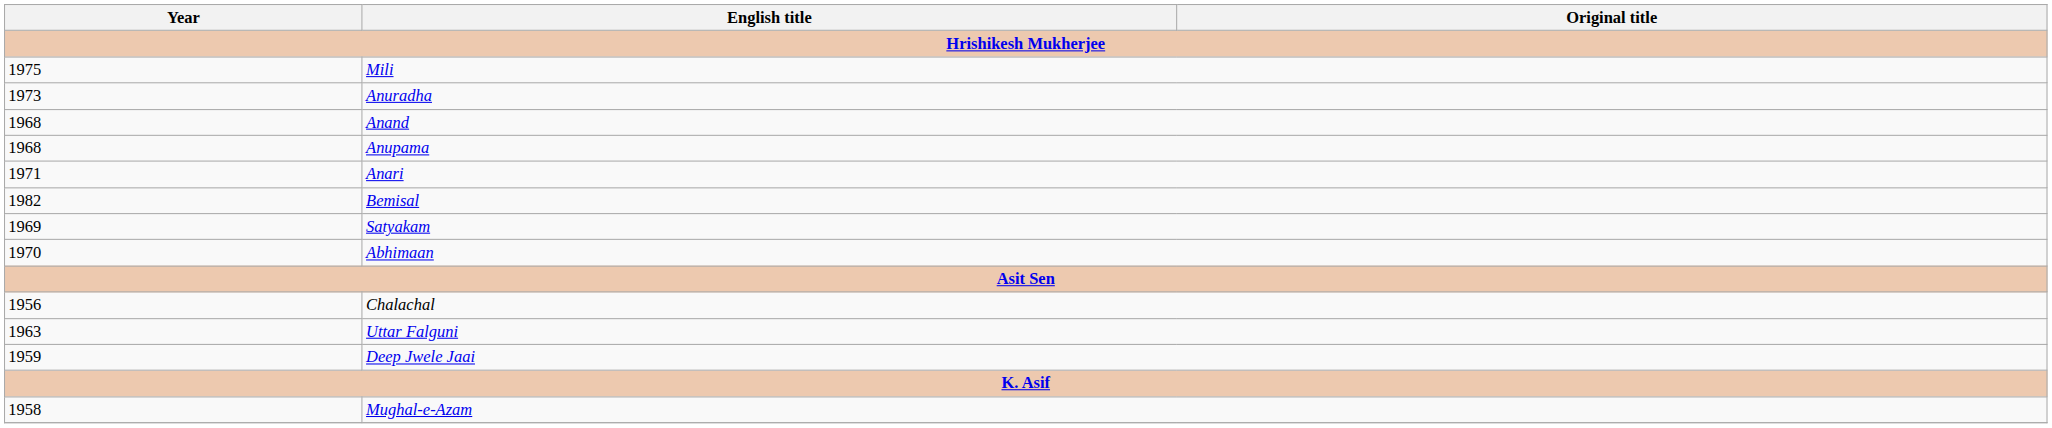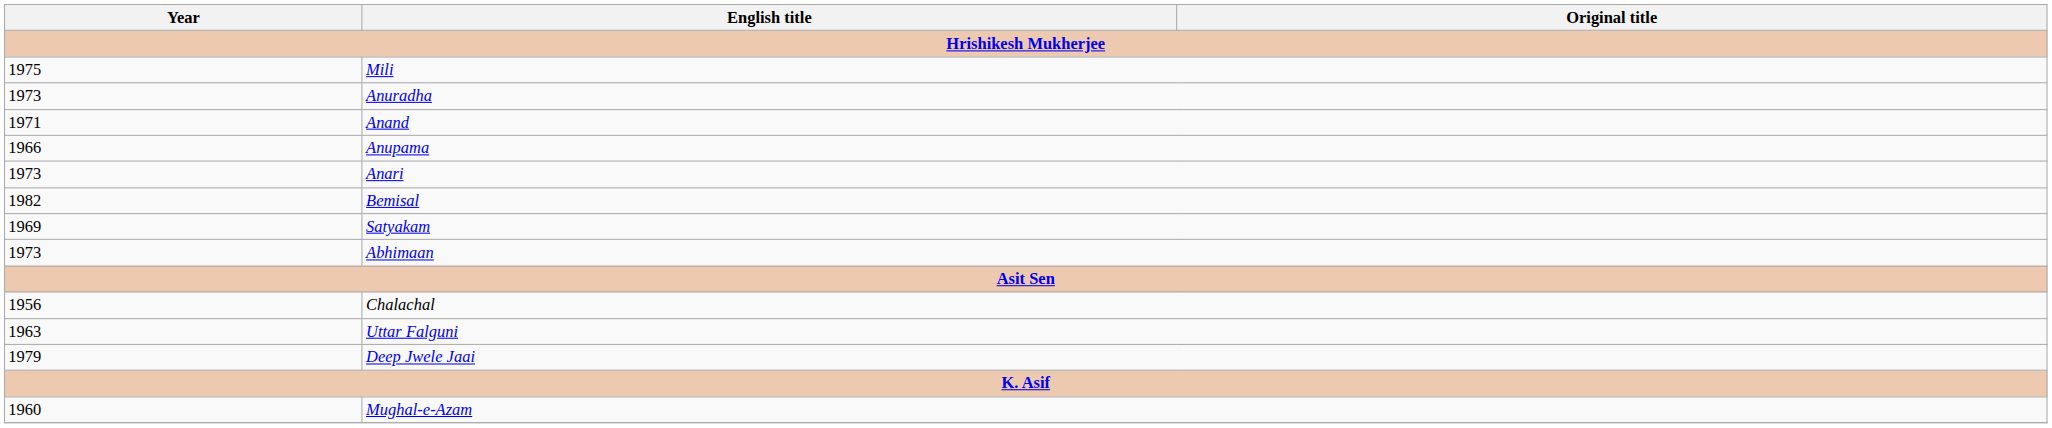(25, 122) 1968 -> (25, 122) 1971
(25, 148) 1968 -> (25, 148) 1966
(25, 174) 1971 -> (25, 174) 1973
(25, 252) 1970 -> (25, 252) 1973
(25, 357) 1959 -> (25, 357) 1979
(25, 409) 1958 -> (25, 409) 1960
